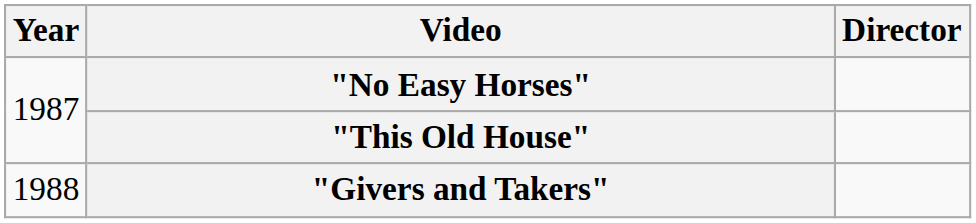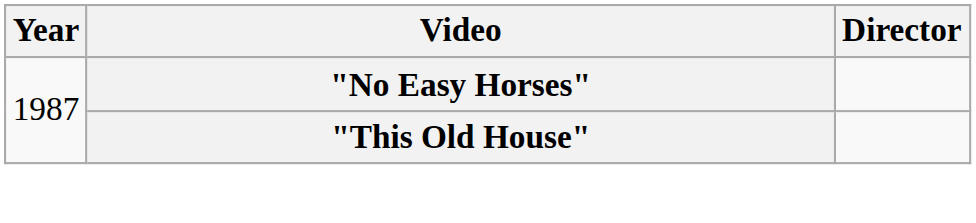- row: (461, 189)
